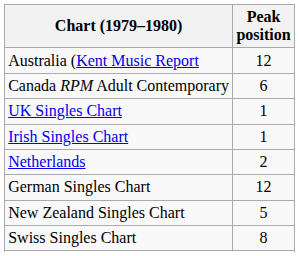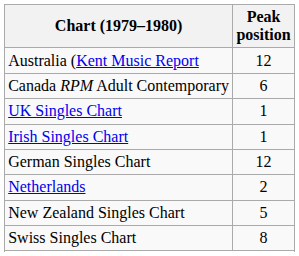rows swapped: (79, 187) <-> (47, 162)
